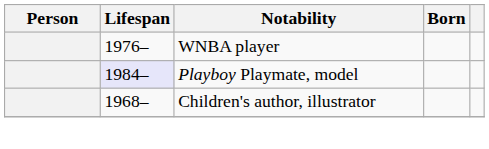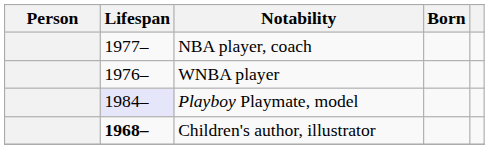+ row: (245, 46)
(126, 102) normal -> (126, 130) bold
